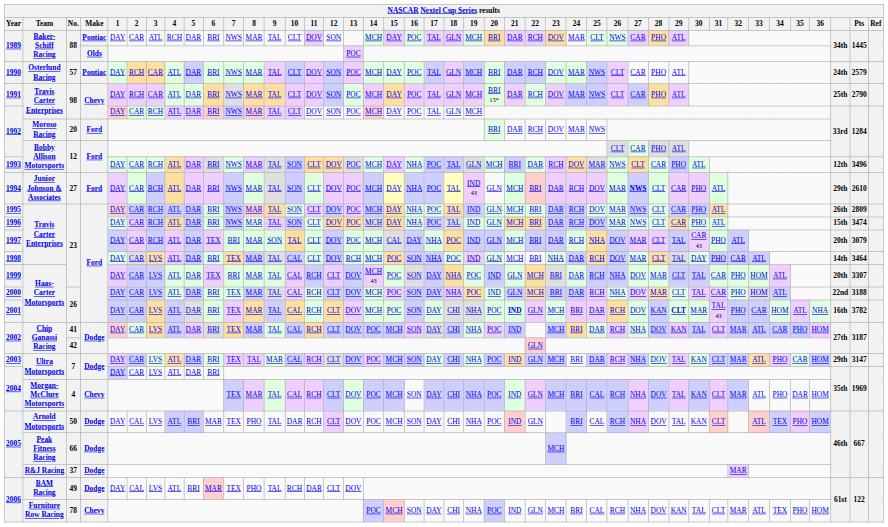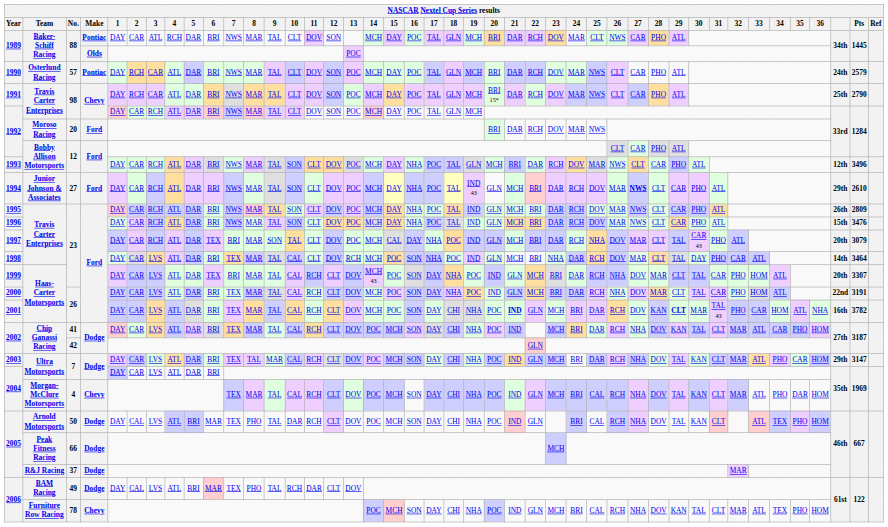(859, 223) 3474 -> (859, 223) 3476
(859, 293) 3188 -> (859, 293) 3191
